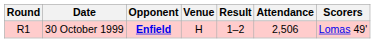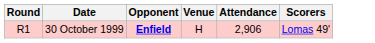- column: (235, 12)
(285, 29) 2,506 -> (248, 29) 2,906
